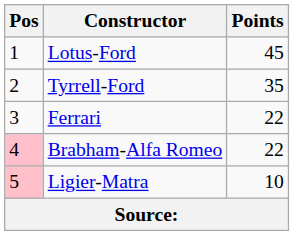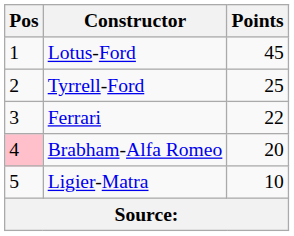(274, 85) 35 -> (274, 85) 25
(274, 150) 22 -> (274, 150) 20
(14, 182) pink background -> (14, 182) no background
